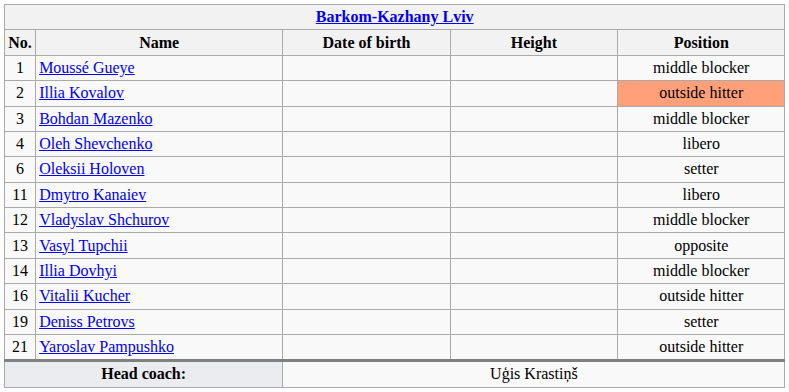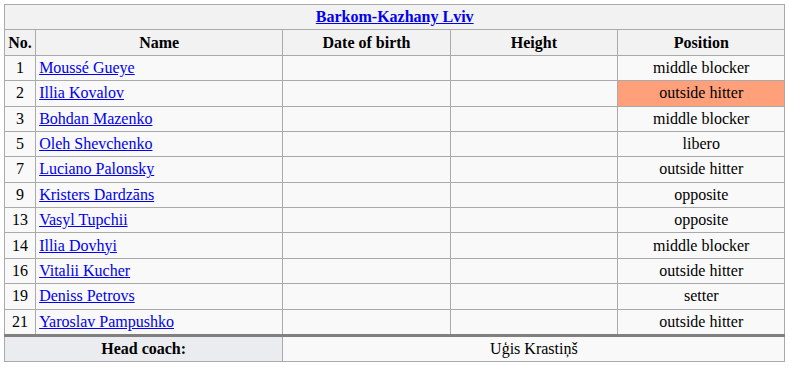(20, 144) 4 -> (20, 144) 5
- row: (92, 169)
+ row: (97, 169)
+ row: (97, 194)
- row: (93, 194)
- row: (104, 220)
